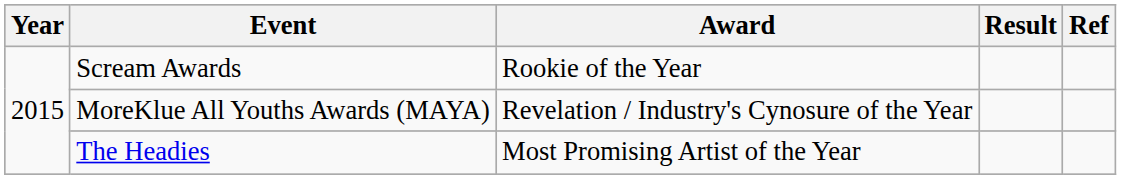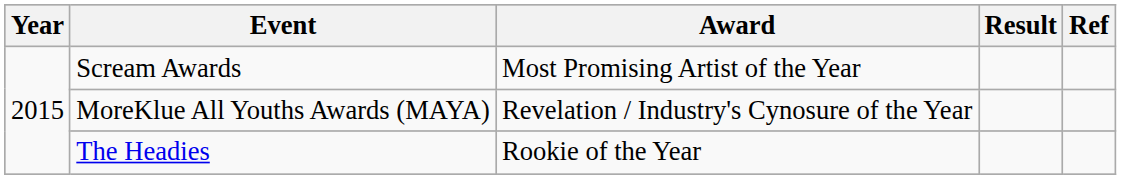(602, 67) Rookie of the Year -> (681, 67) Most Promising Artist of the Year
(681, 151) Most Promising Artist of the Year -> (602, 151) Rookie of the Year
